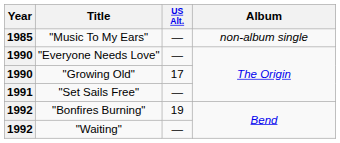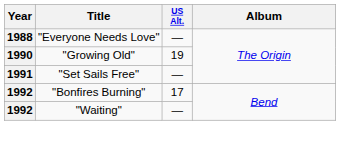- row: (99, 37)
(20, 56) 1990 -> (20, 37) 1988
(177, 74) 17 -> (177, 56) 19
(177, 111) 19 -> (177, 92) 17
